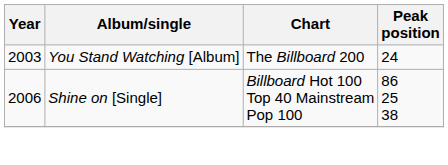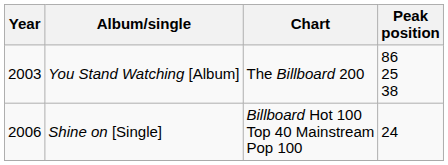(390, 57) 24 -> (390, 74) 86 25 38
(390, 97) 86 25 38 -> (390, 131) 24
